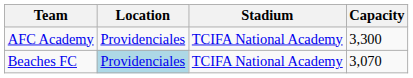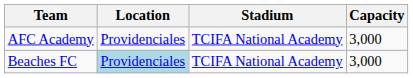(366, 38) 3,300 -> (366, 38) 3,000
(366, 61) 3,070 -> (366, 61) 3,000
